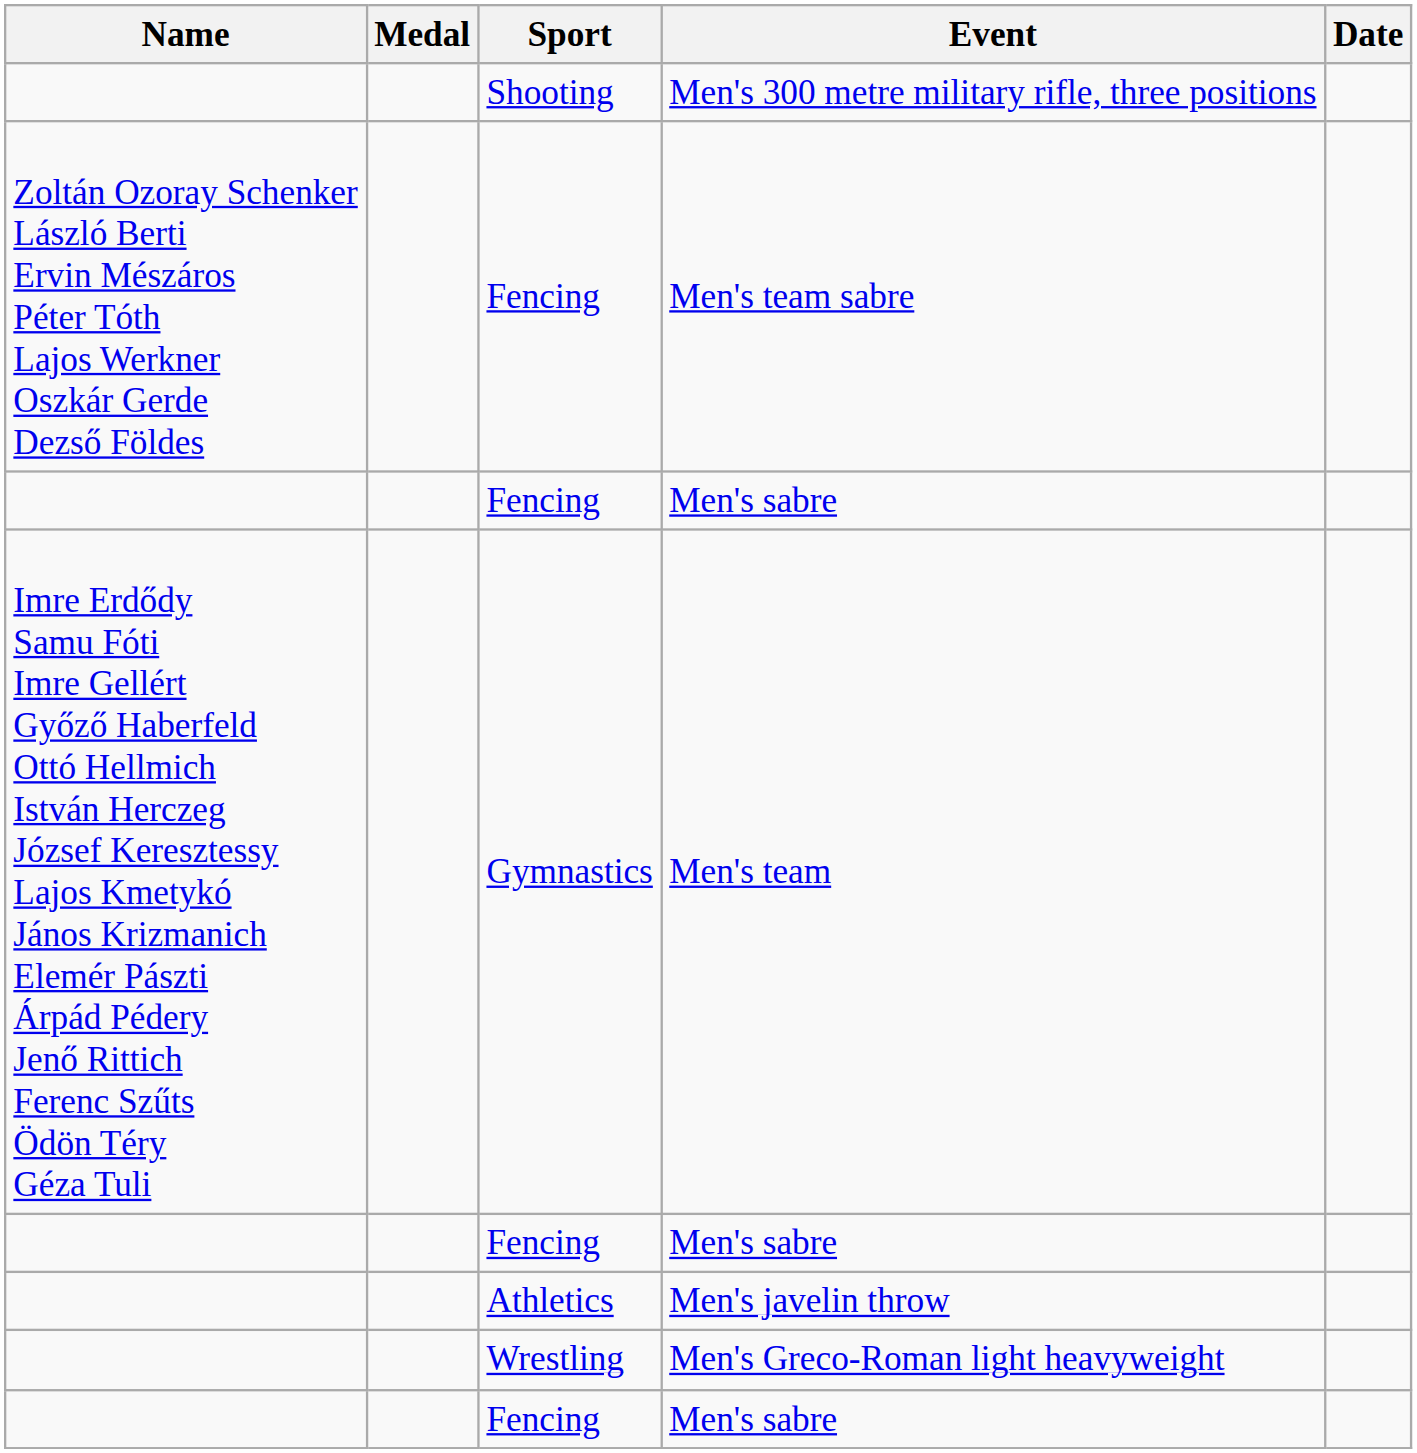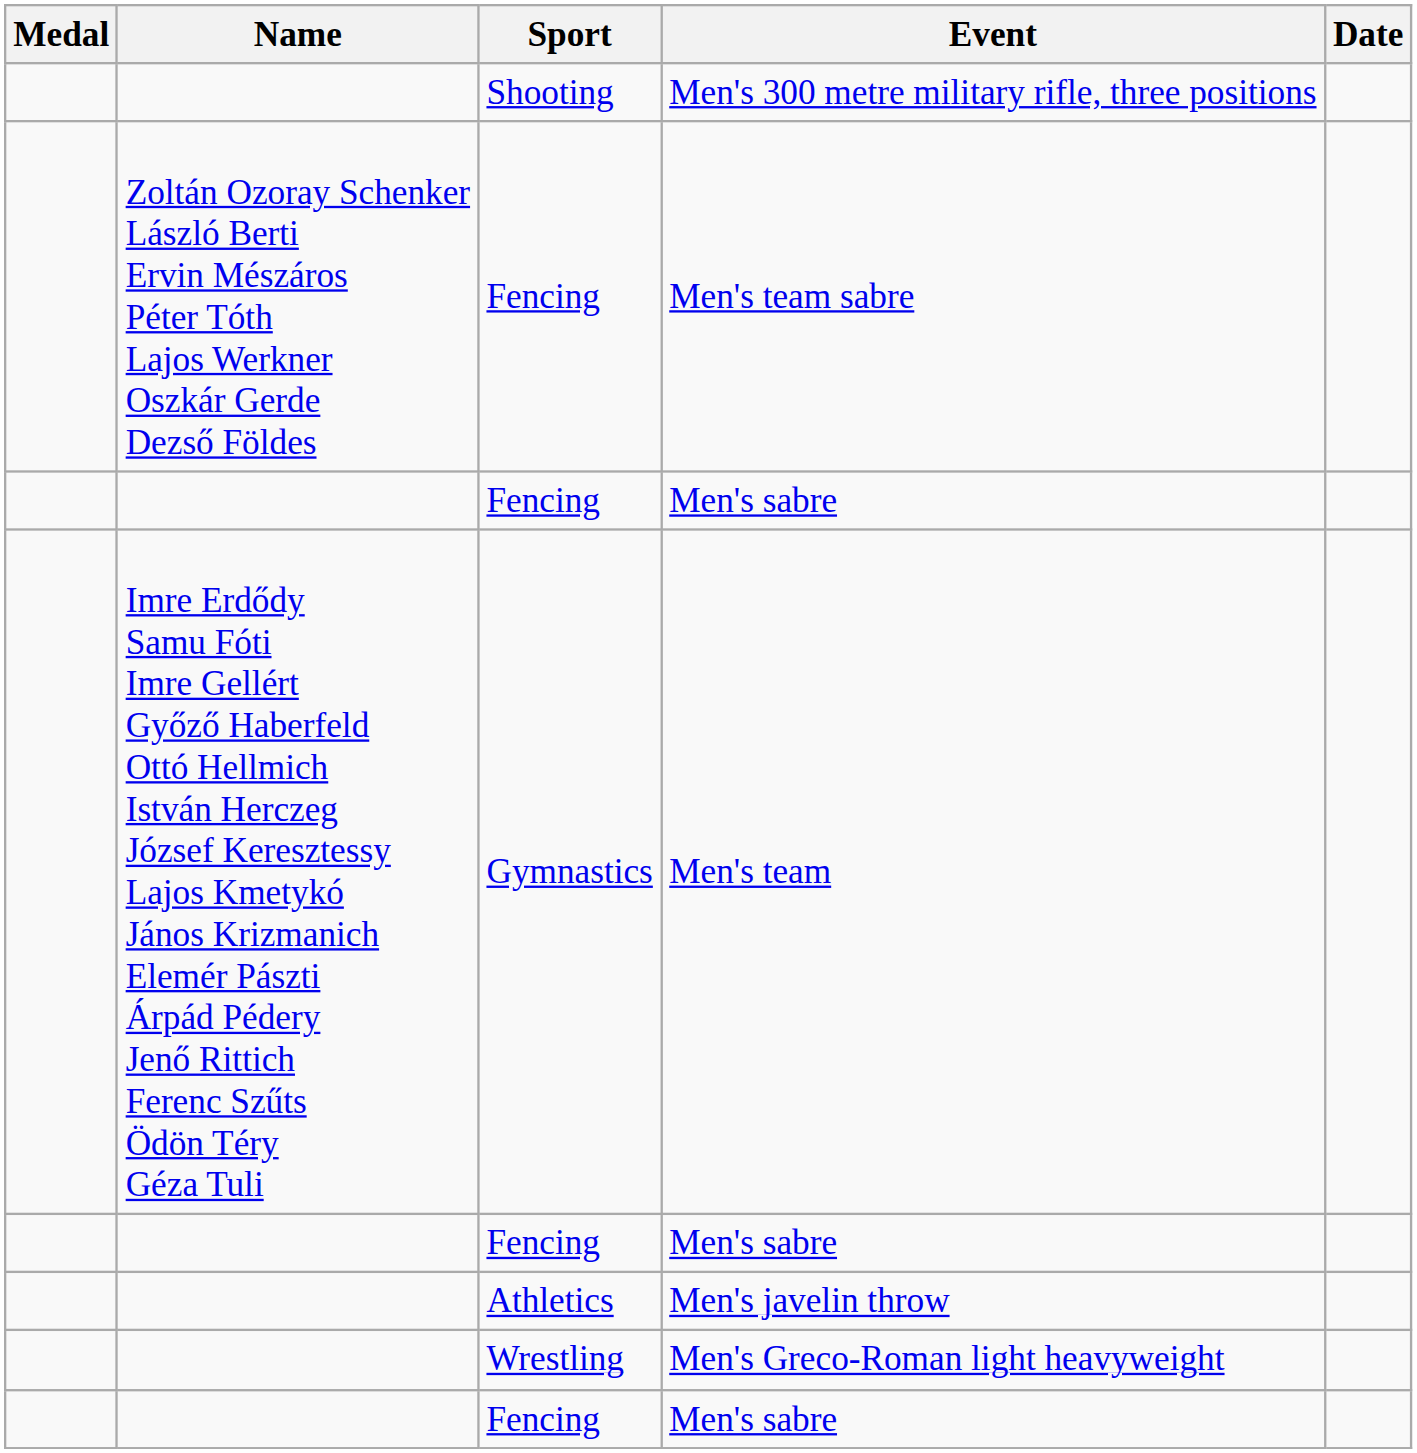columns swapped: (422, 33) <-> (186, 33)
